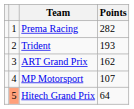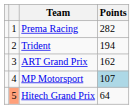(107, 45) 193 -> (107, 45) 194
(107, 78) no background -> (107, 78) lightblue background
